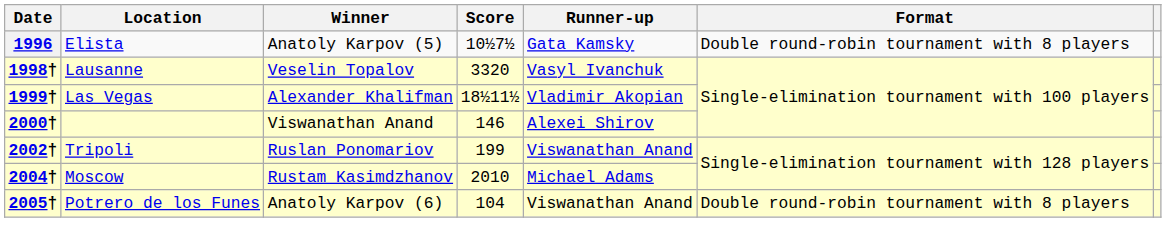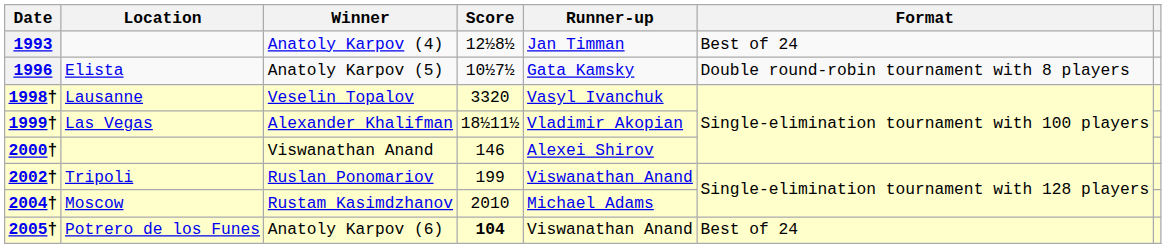+ row: (33, 44)
(490, 203) normal -> (490, 230) bold
(915, 203) Double round-robin tournament with 8 players -> (749, 230) Best of 24
